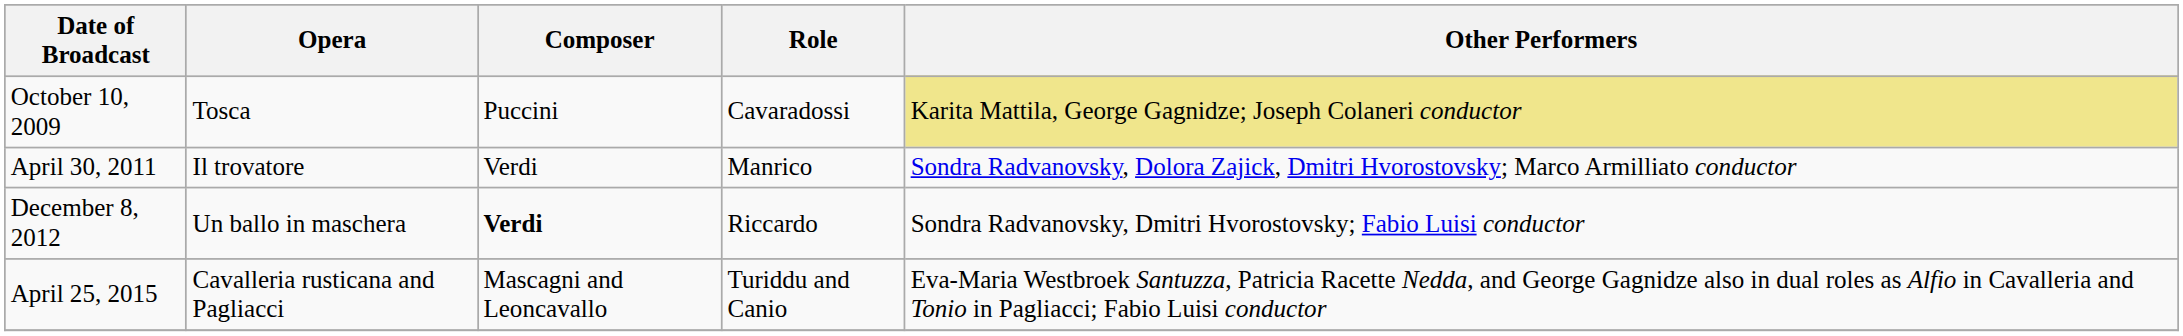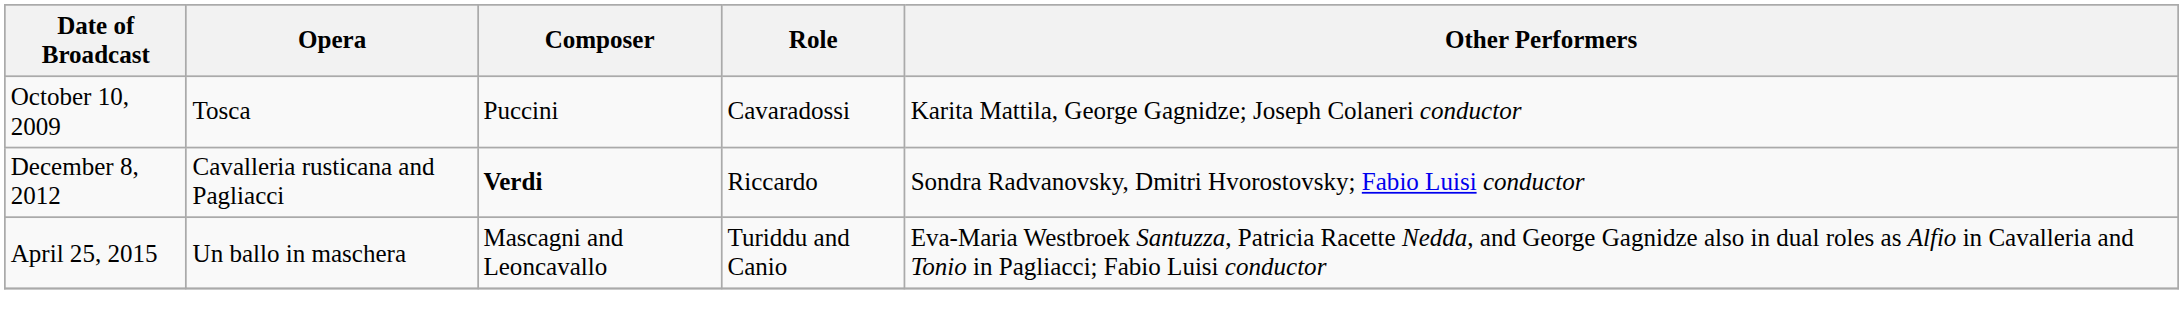(1216, 111) khaki background -> (1216, 111) no background
- row: (84, 167)
(299, 223) Un ballo in maschera -> (314, 182) Cavalleria rusticana and Pagliacci
(314, 294) Cavalleria rusticana and Pagliacci -> (299, 253) Un ballo in maschera
